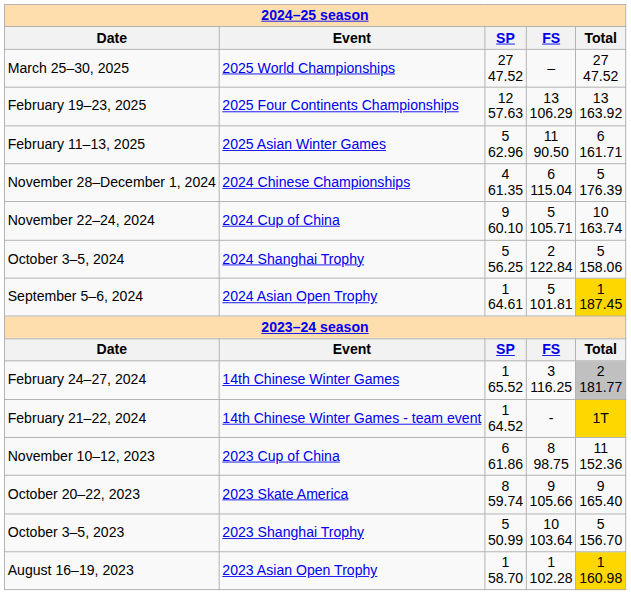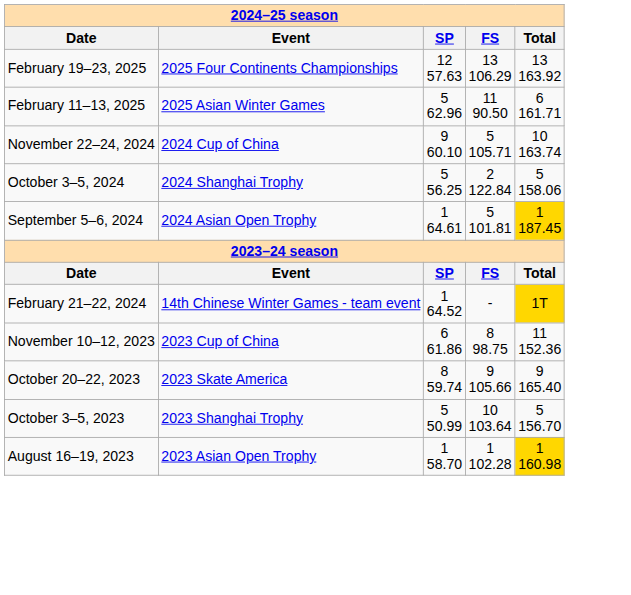- row: (68, 68)
- row: (112, 182)
- row: (77, 380)
